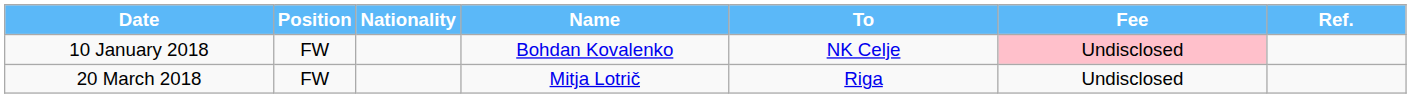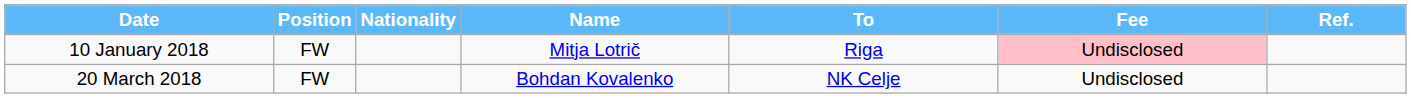(595, 49) Bohdan Kovalenko -> (595, 49) Mitja Lotrič
(864, 49) NK Celje -> (864, 49) Riga
(595, 79) Mitja Lotrič -> (595, 79) Bohdan Kovalenko
(864, 79) Riga -> (864, 79) NK Celje
